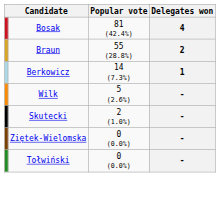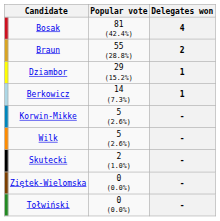+ row: (48, 72)
+ row: (48, 117)
